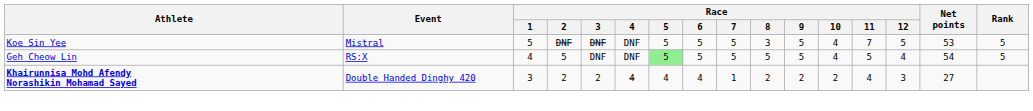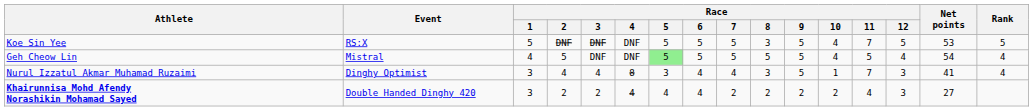(365, 42) Mistral -> (356, 42) RS:X
(356, 57) RS:X -> (365, 57) Mistral
(1003, 57) 5 -> (1003, 57) 4
+ row: (101, 72)
(734, 78) 1 -> (734, 93) 2
